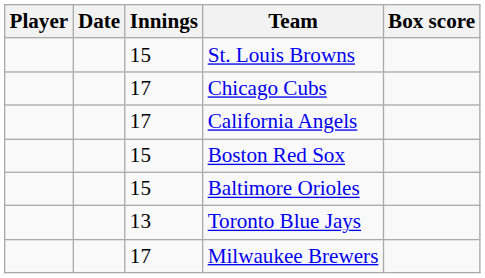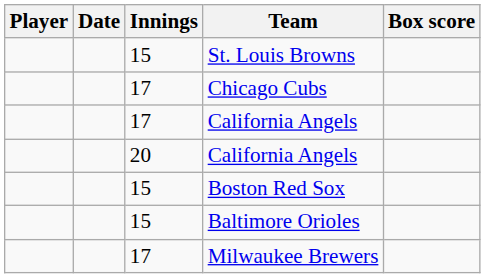+ row: (140, 155)
- row: (140, 222)
